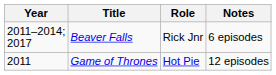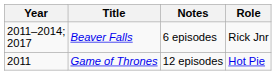columns swapped: (183, 13) <-> (239, 13)
